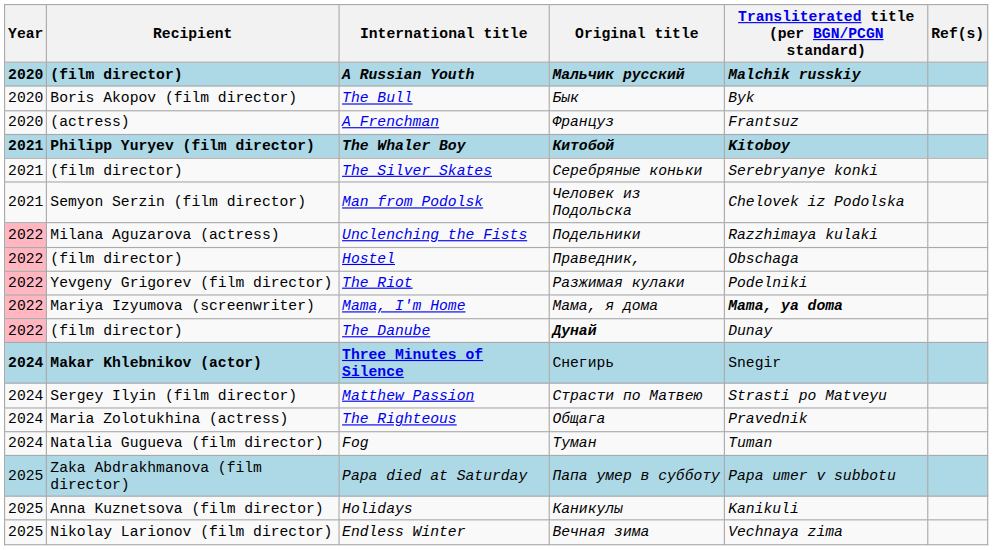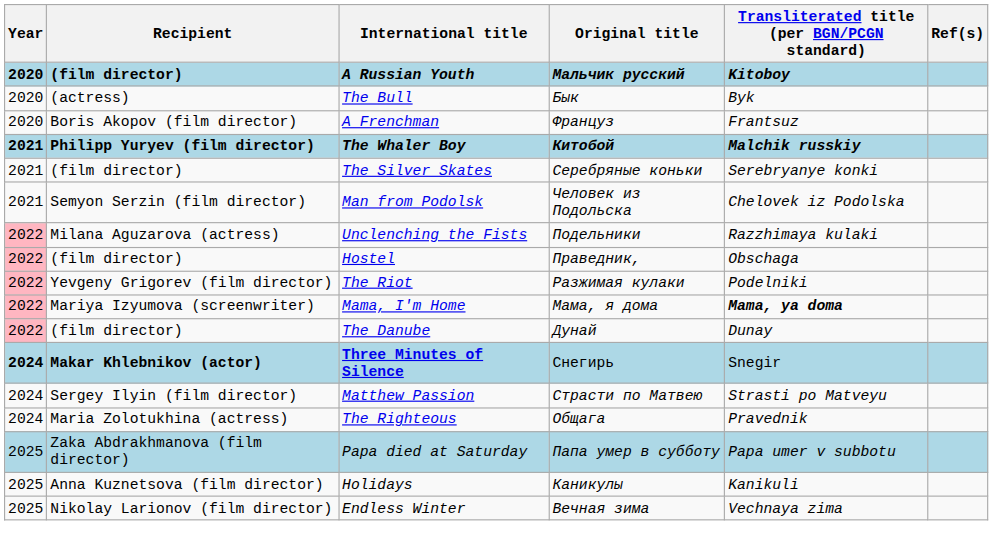(794, 74) Malchik russkiy -> (759, 74) Kitoboy
(174, 98) Boris Akopov (film director) -> (90, 98) (actress)
(90, 122) (actress) -> (174, 122) Boris Akopov (film director)
(759, 146) Kitoboy -> (794, 146) Malchik russkiy
(574, 331) bold -> (574, 331) normal
- row: (355, 443)
